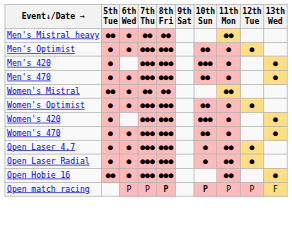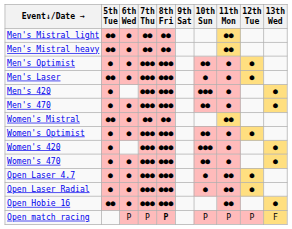+ row: (53, 35)
+ row: (34, 77)
(205, 189) bold -> (205, 217) normal
